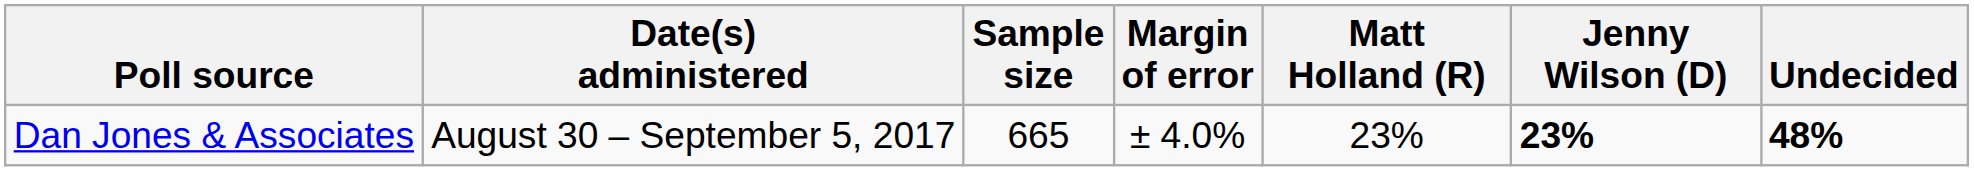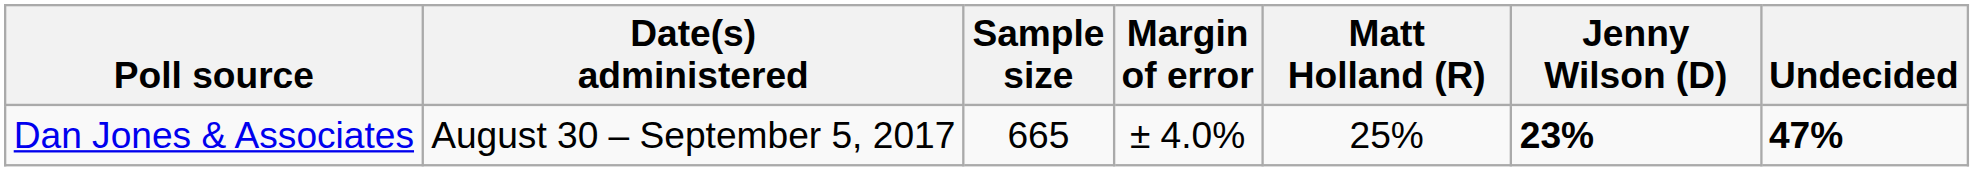(1387, 134) 23% -> (1387, 134) 25%
(1806, 134) 48% -> (1806, 134) 47%
